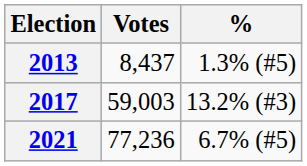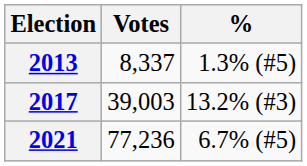(147, 62) 8,437 -> (147, 62) 8,337
(141, 101) 59,003 -> (141, 101) 39,003
